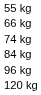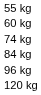+ row: (18, 23)
- row: (18, 23)
